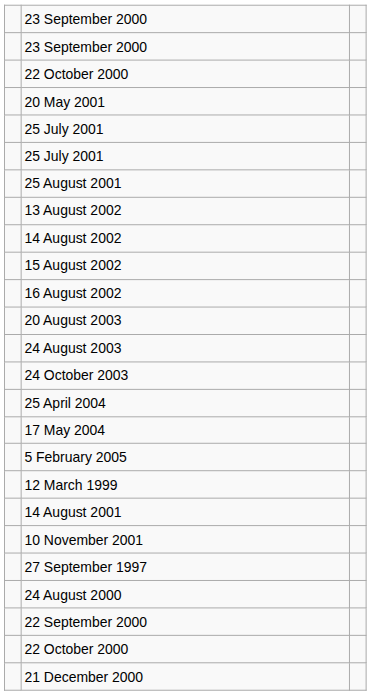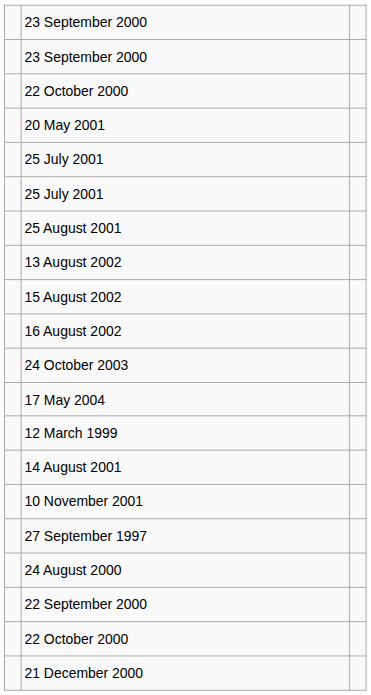- row: (13, 238)
- row: (13, 320)
- row: (13, 348)
- row: (13, 403)
- row: (13, 457)
